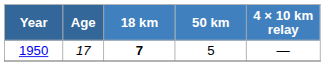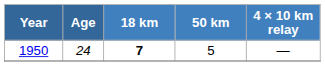(83, 51) 17 -> (83, 51) 24
